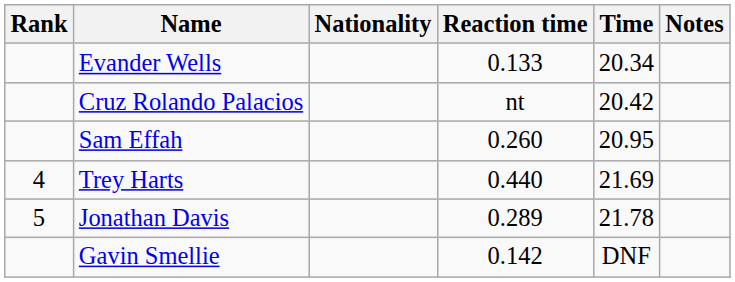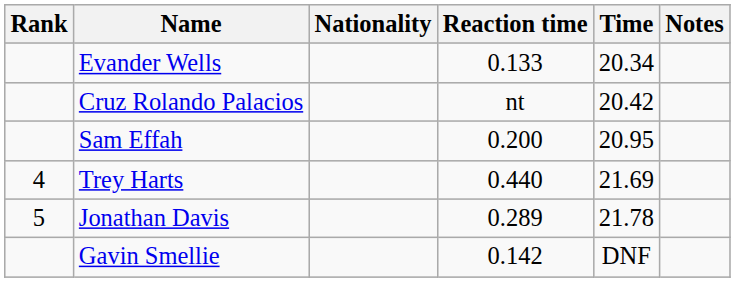(515, 140) 0.260 -> (515, 140) 0.200
